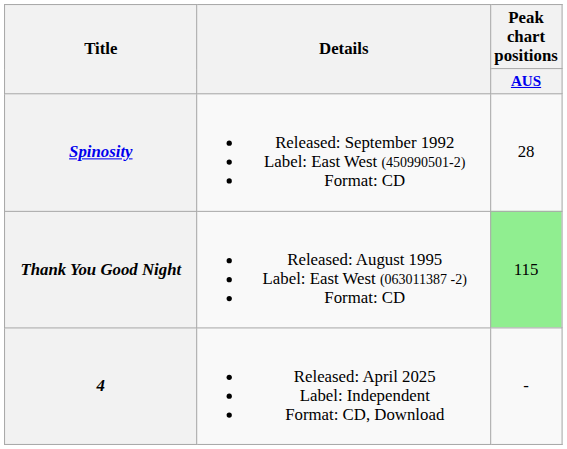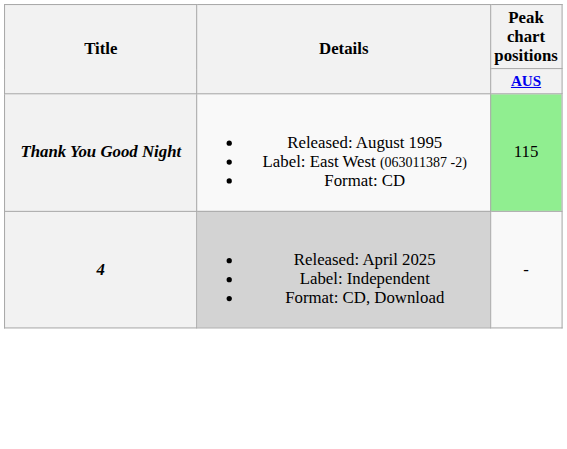- row: (101, 152)
(344, 396) no background -> (344, 279) lightgrey background
